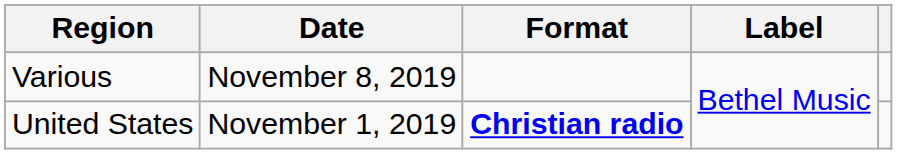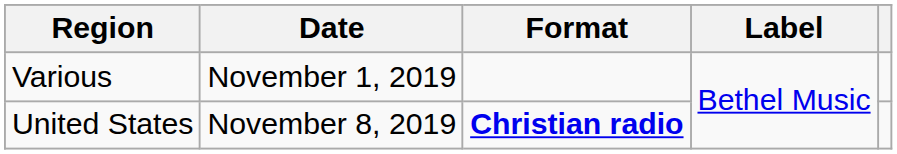(332, 76) November 8, 2019 -> (332, 76) November 1, 2019
(332, 124) November 1, 2019 -> (332, 124) November 8, 2019
